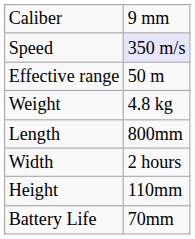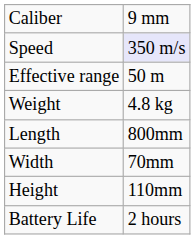(155, 162) 2 hours -> (151, 162) 70mm
(151, 219) 70mm -> (155, 219) 2 hours
